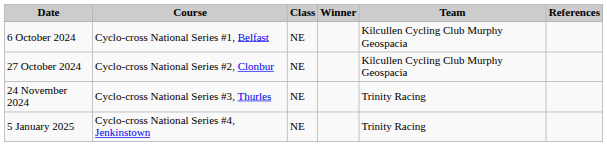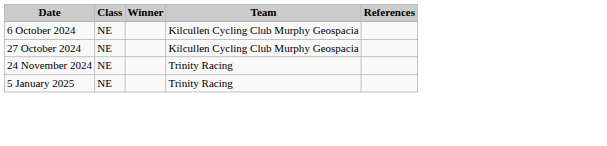- column: (190, 13)
